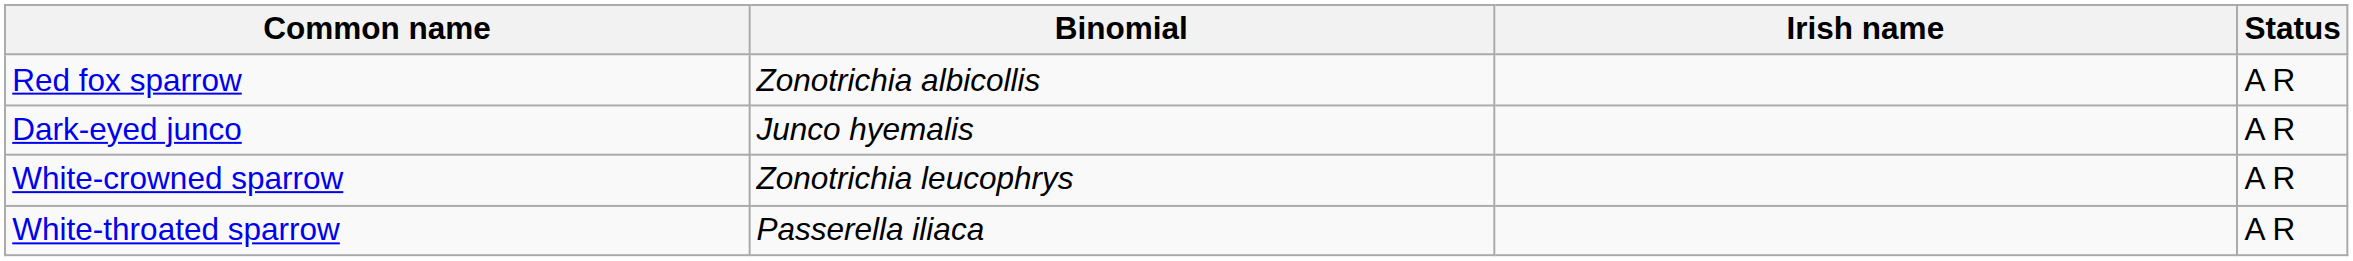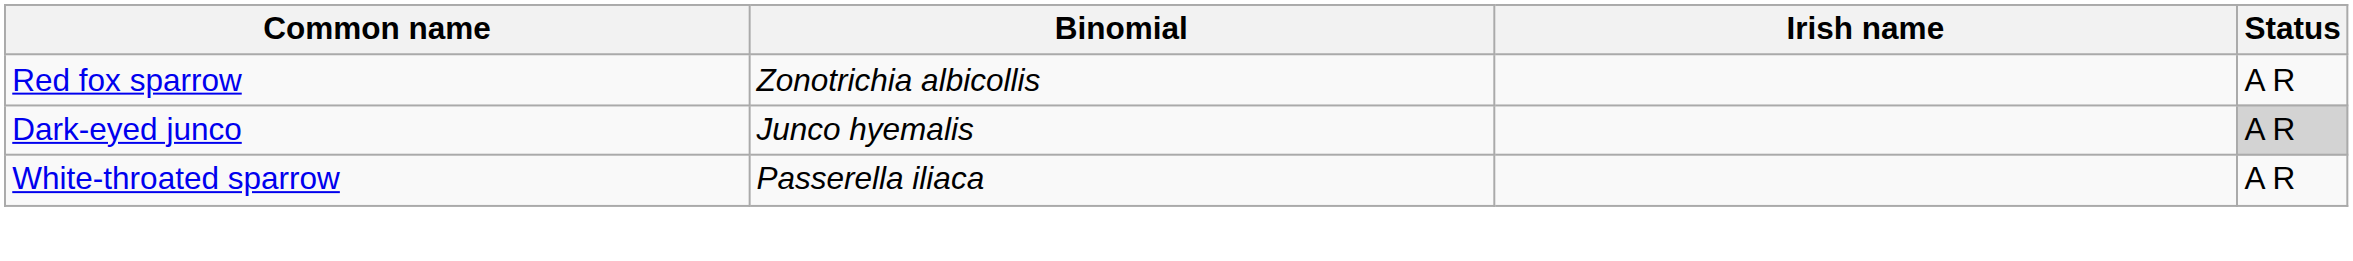(2270, 129) no background -> (2270, 129) lightgrey background
- row: (178, 179)
